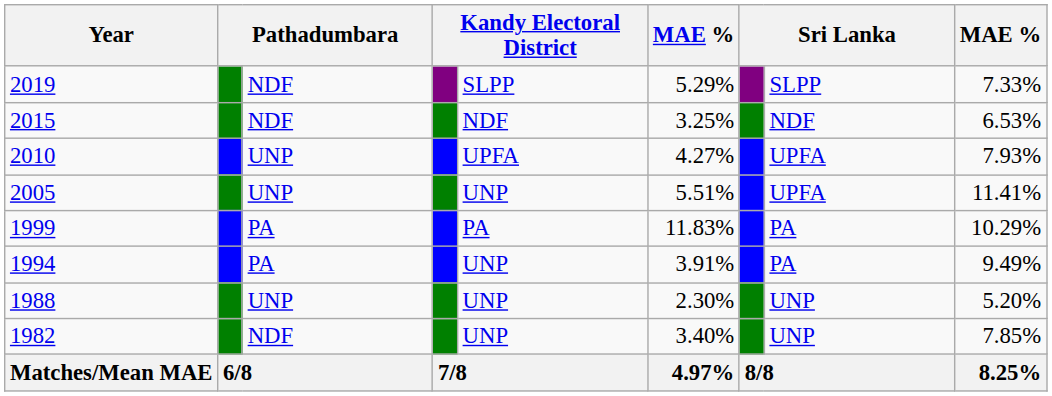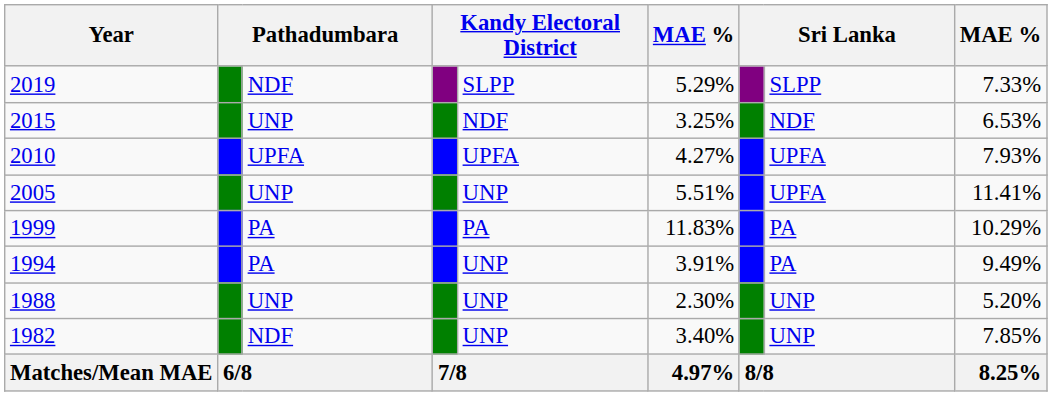(270, 120) NDF -> (270, 120) UNP
(270, 156) UNP -> (276, 156) UPFA
